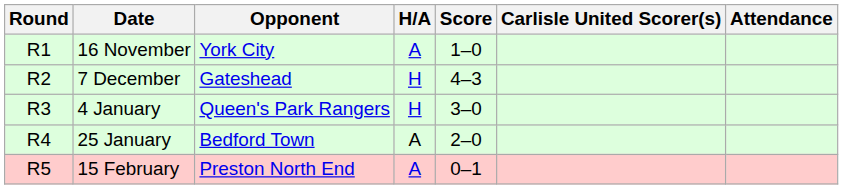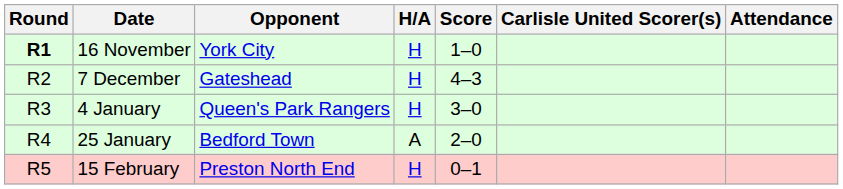(39, 49) normal -> (39, 49) bold
(415, 49) A -> (415, 49) H
(415, 169) A -> (415, 169) H
